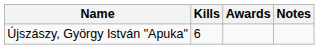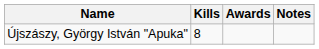(197, 34) 6 -> (197, 34) 8
